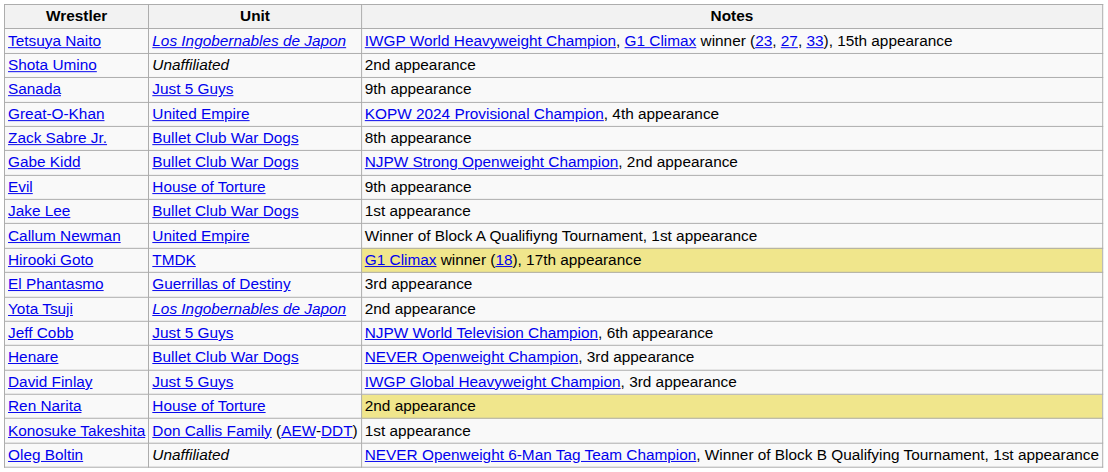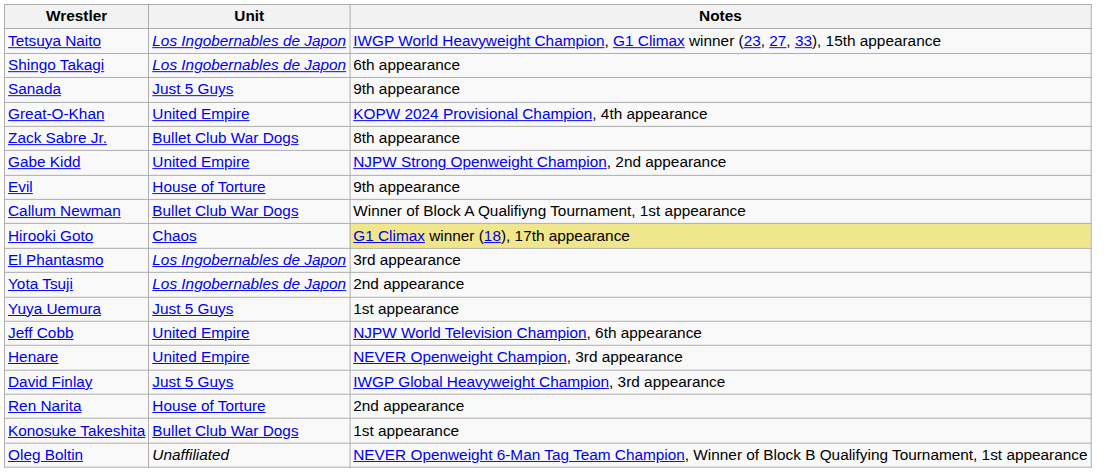- row: (52, 65)
+ row: (56, 65)
(225, 162) Bullet Club War Dogs -> (201, 162) United Empire
- row: (39, 211)
(201, 235) United Empire -> (225, 211) Bullet Club War Dogs
(174, 260) TMDK -> (175, 235) Chaos
(221, 284) Guerrillas of Destiny -> (249, 260) Los Ingobernables de Japon
+ row: (55, 308)
(193, 333) Just 5 Guys -> (201, 333) United Empire
(225, 357) Bullet Club War Dogs -> (201, 357) United Empire
(420, 406) khaki background -> (409, 406) no background
(255, 430) Don Callis Family (AEW-DDT) -> (225, 430) Bullet Club War Dogs
